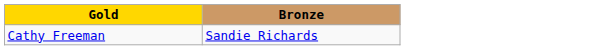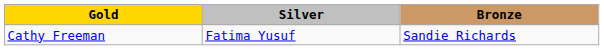+ column: (301, 15)
